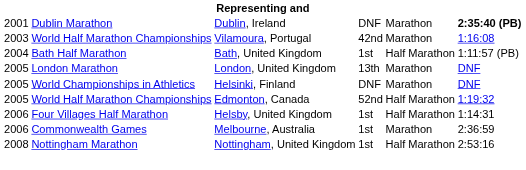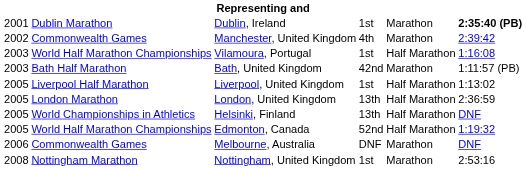(370, 23) DNF -> (366, 23) 1st
+ row: (285, 38)
(371, 38) 42nd -> (366, 53) 1st
(409, 38) Marathon -> (421, 53) Half Marathon
(16, 53) 2004 -> (16, 69) 2003
(366, 53) 1st -> (371, 69) 42nd
(420, 53) Half Marathon -> (410, 69) Marathon
+ row: (279, 84)
(409, 69) Marathon -> (421, 99) Half Marathon
(469, 69) DNF -> (477, 99) 2:36:59
(370, 84) DNF -> (370, 114) 13th
(409, 84) Marathon -> (421, 114) Half Marathon
- row: (273, 114)
(366, 129) 1st -> (370, 145) DNF
(476, 129) 2:36:59 -> (470, 145) DNF
(420, 145) Half Marathon -> (410, 160) Marathon
